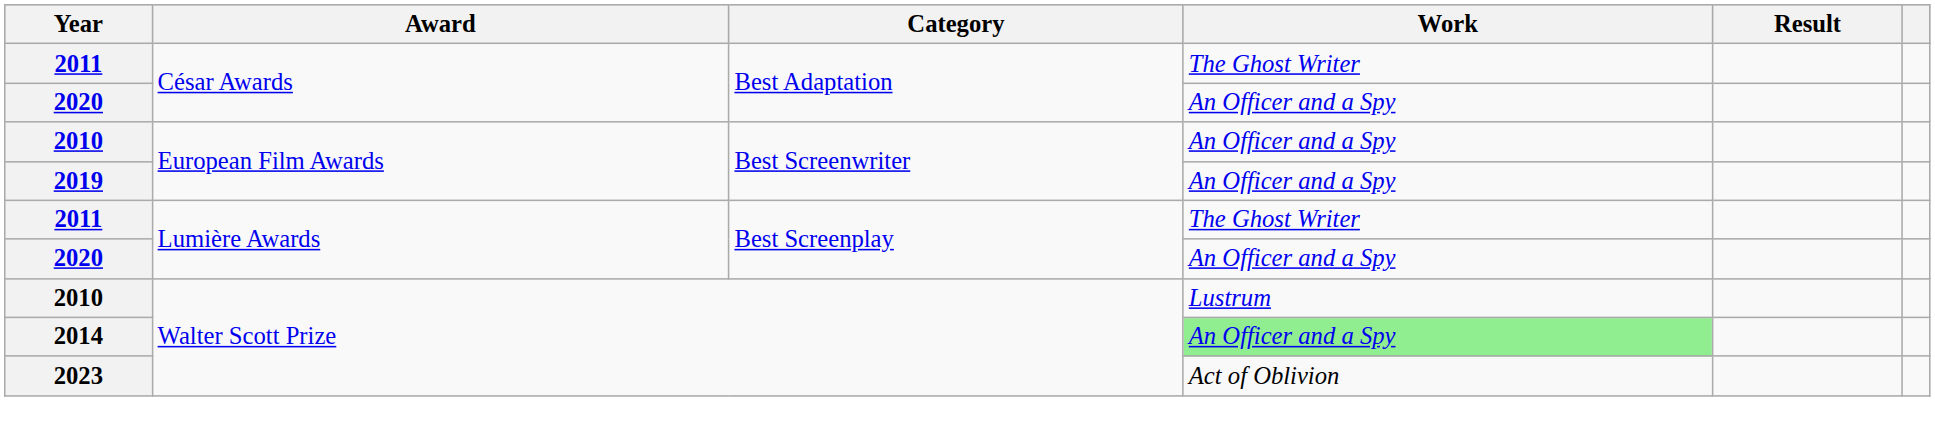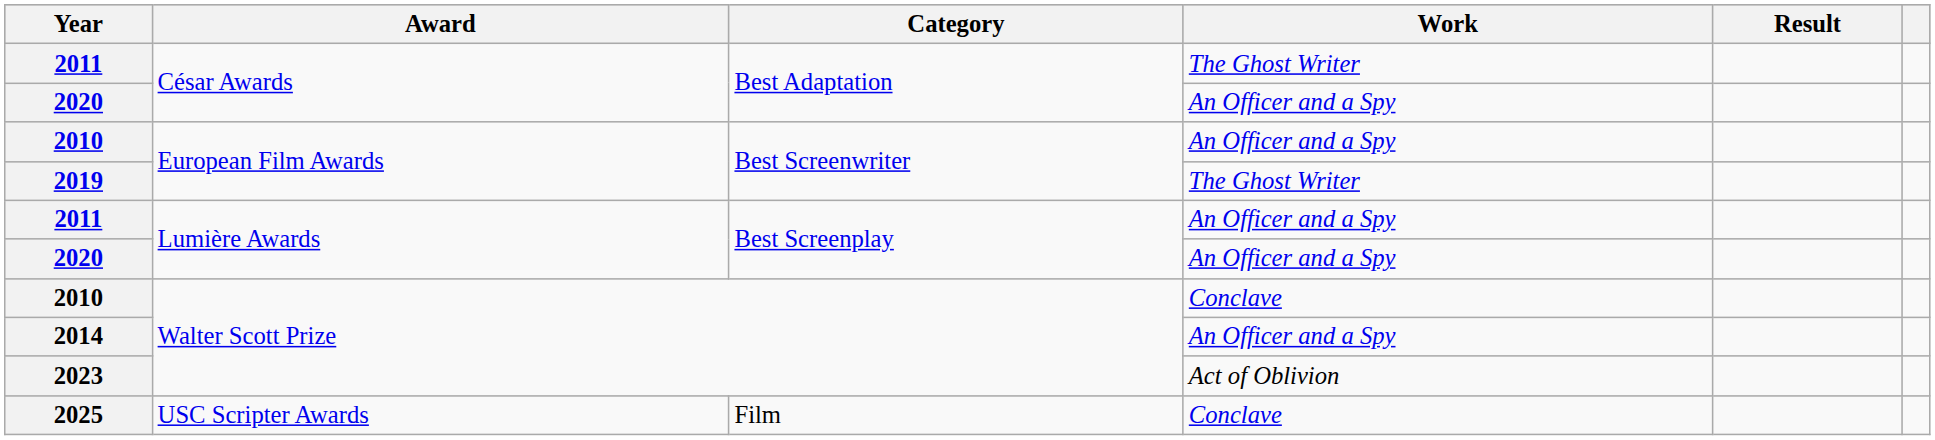(1292, 180) An Officer and a Spy -> (1274, 180) The Ghost Writer
(1274, 219) The Ghost Writer -> (1292, 219) An Officer and a Spy
(1230, 297) Lustrum -> (1235, 297) Conclave
(1292, 336) lightgreen background -> (1292, 336) no background
+ row: (78, 414)
